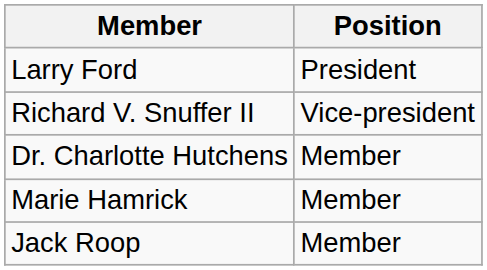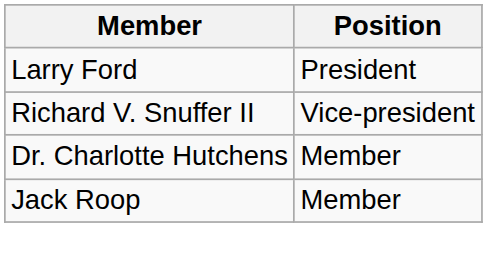- row: (99, 199)
